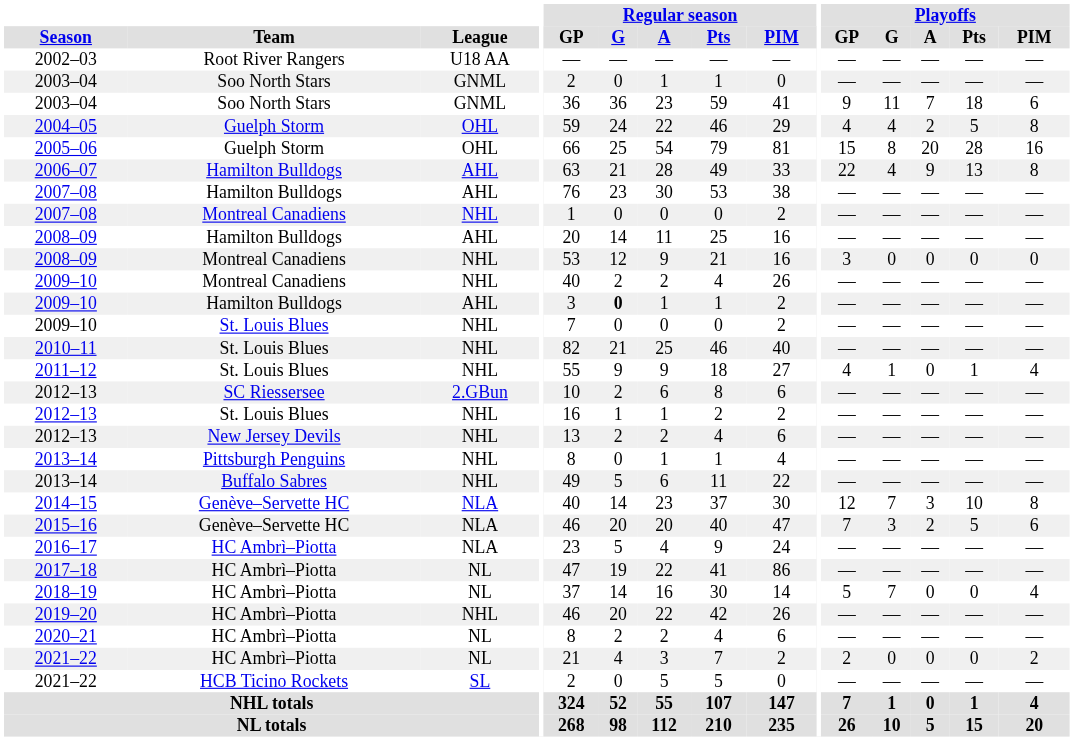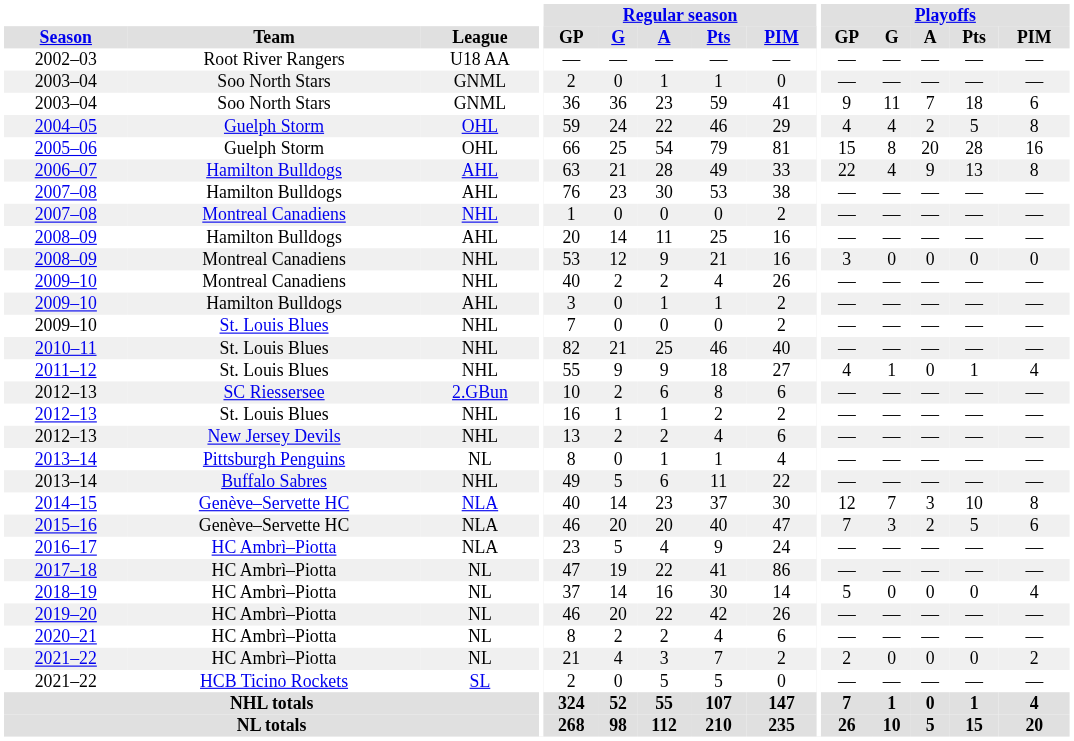(618, 303) bold -> (618, 303) normal
(480, 459) NHL -> (480, 459) NL
(892, 592) 7 -> (892, 592) 0
(480, 614) NHL -> (480, 614) NL
